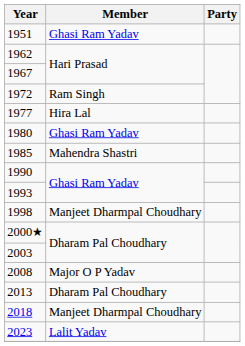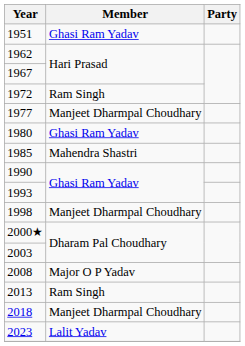(70, 113) Hira Lal -> (125, 113) Manjeet Dharmpal Choudhary
(108, 292) Dharam Pal Choudhary -> (77, 292) Ram Singh
